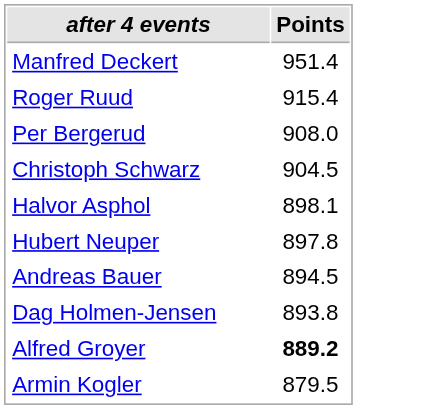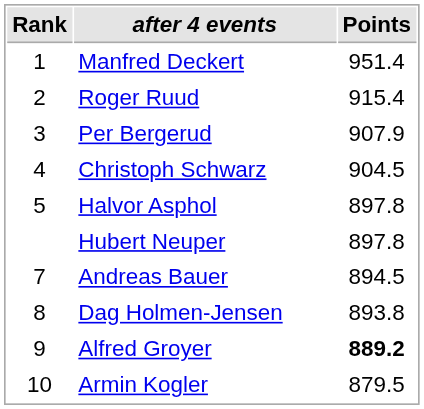+ column: (40, 24)
(310, 134) 908.0 -> (377, 134) 907.9
(310, 205) 898.1 -> (377, 205) 897.8
